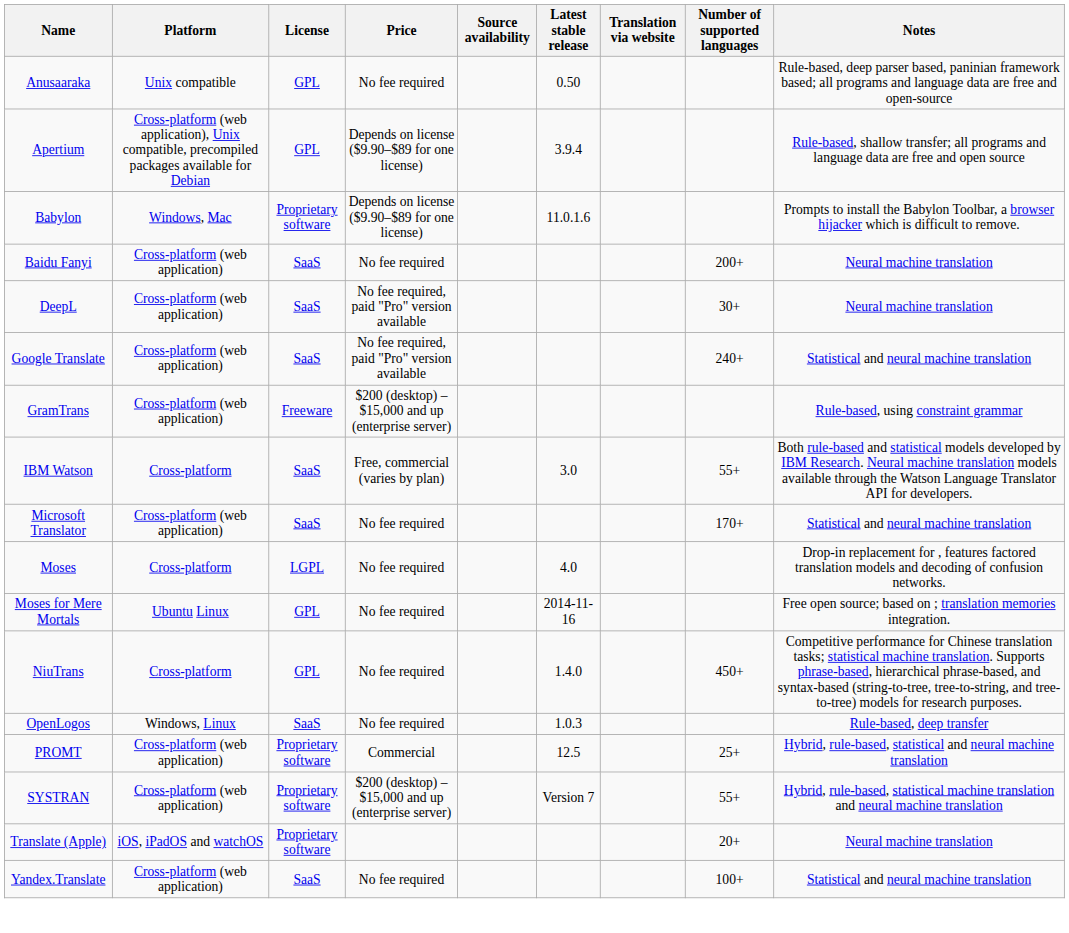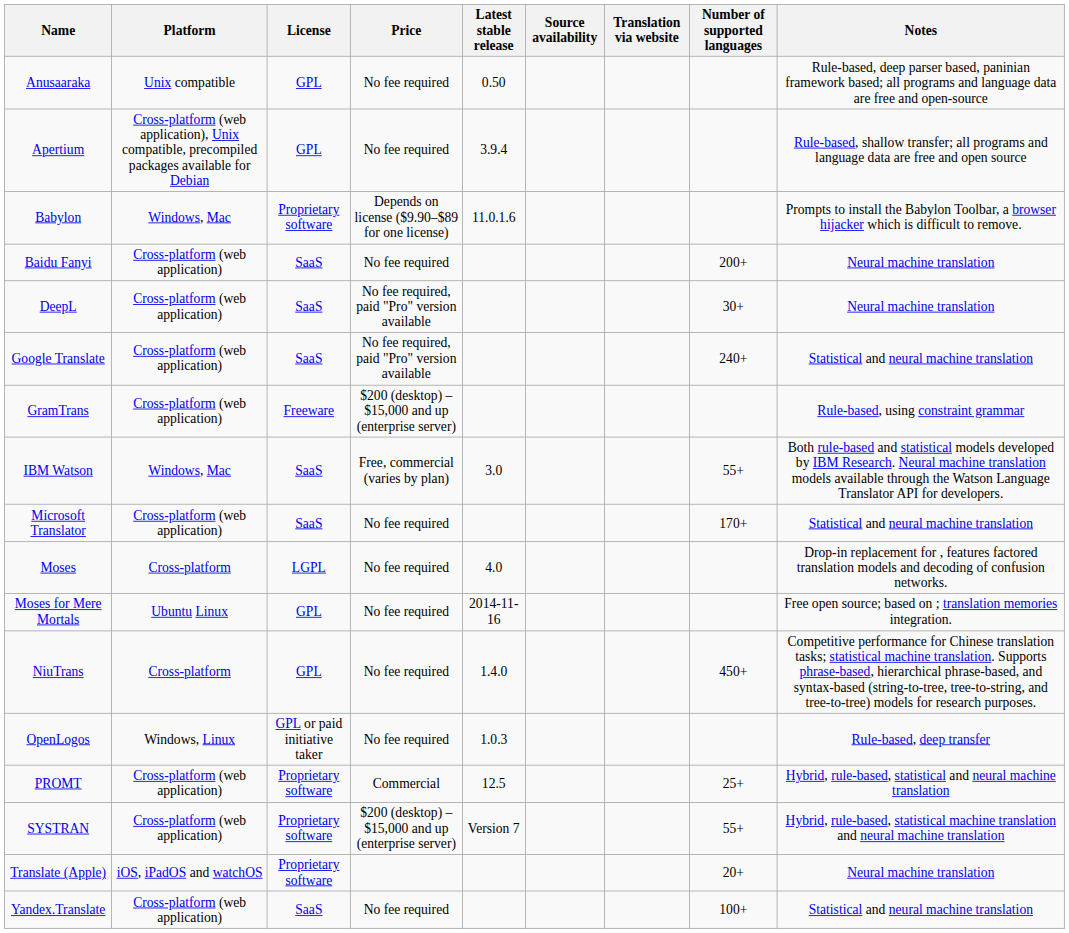columns swapped: (568, 30) <-> (497, 30)
(402, 150) Depends on license ($9.90–$89 for one license) -> (406, 150) No fee required
(190, 470) Cross-platform -> (190, 470) Windows, Mac
(307, 724) SaaS -> (309, 739) GPL or paid initiative taker
